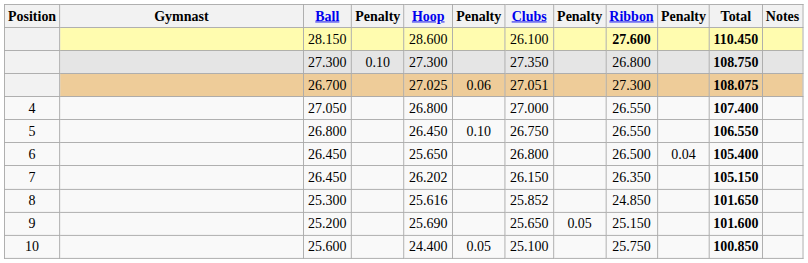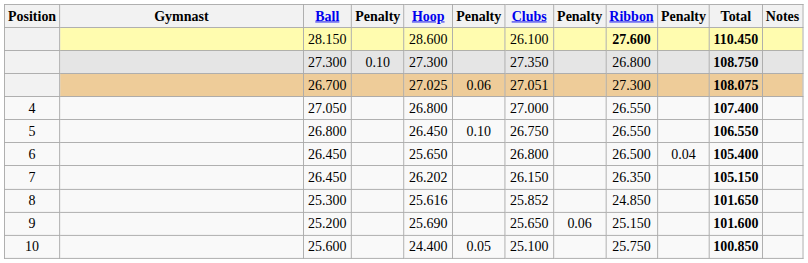(580, 223) 0.05 -> (580, 223) 0.06
